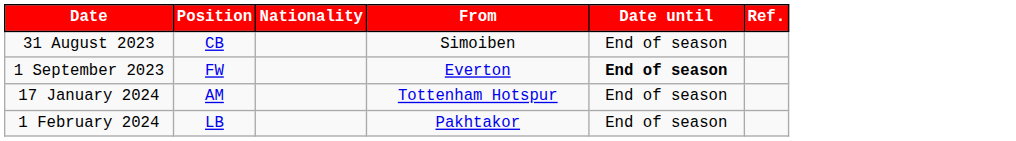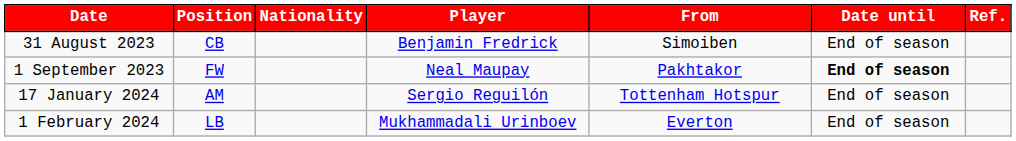+ column: (478, 18)
(478, 70) Everton -> (700, 70) Pakhtakor
(478, 123) Pakhtakor -> (700, 123) Everton
